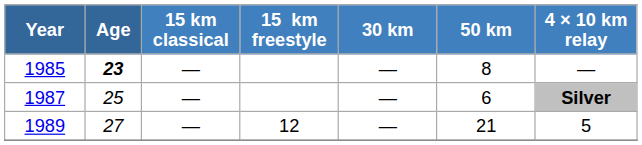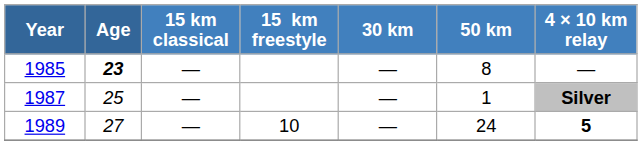(486, 97) 6 -> (486, 97) 1
(289, 126) 12 -> (289, 126) 10
(486, 126) 21 -> (486, 126) 24
(586, 126) normal -> (586, 126) bold
